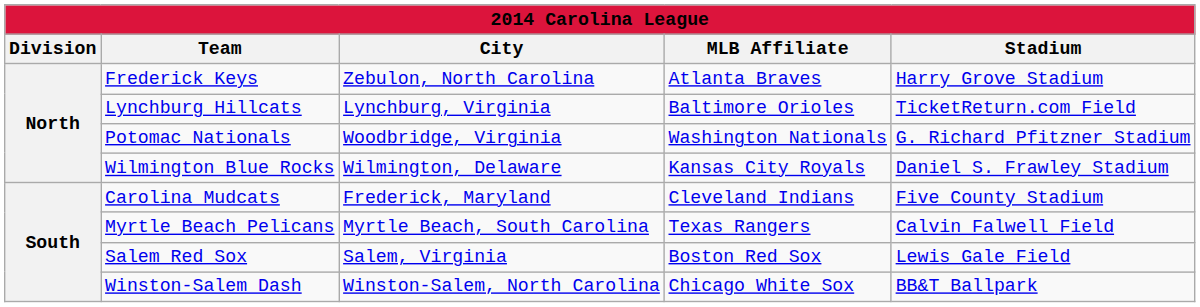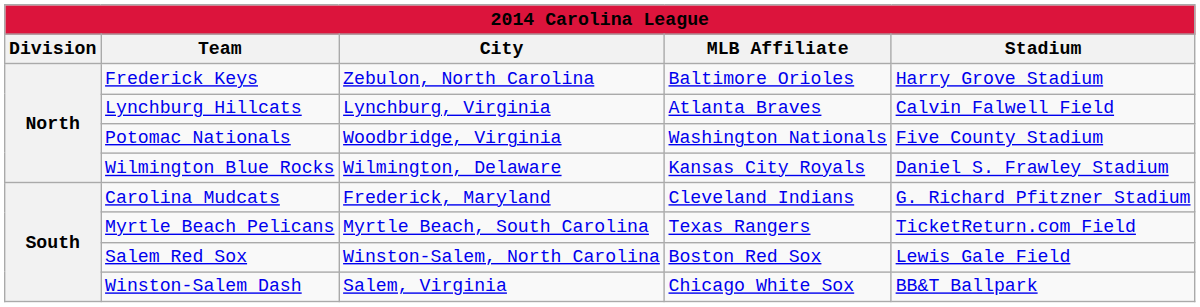(745, 79) Atlanta Braves -> (761, 79) Baltimore Orioles
(761, 109) Baltimore Orioles -> (745, 109) Atlanta Braves
(1016, 109) TicketReturn.com Field -> (1005, 109) Calvin Falwell Field
(1043, 138) G. Richard Pfitzner Stadium -> (999, 138) Five County Stadium
(999, 198) Five County Stadium -> (1043, 198) G. Richard Pfitzner Stadium
(1005, 227) Calvin Falwell Field -> (1016, 227) TicketReturn.com Field
(425, 257) Salem, Virginia -> (501, 257) Winston-Salem, North Carolina
(501, 286) Winston-Salem, North Carolina -> (425, 286) Salem, Virginia
